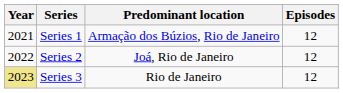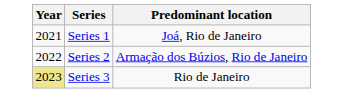- column: (310, 14)
(184, 35) Armação dos Búzios, Rio de Janeiro -> (212, 35) Joá, Rio de Janeiro
(184, 56) Joá, Rio de Janeiro -> (212, 56) Armação dos Búzios, Rio de Janeiro
